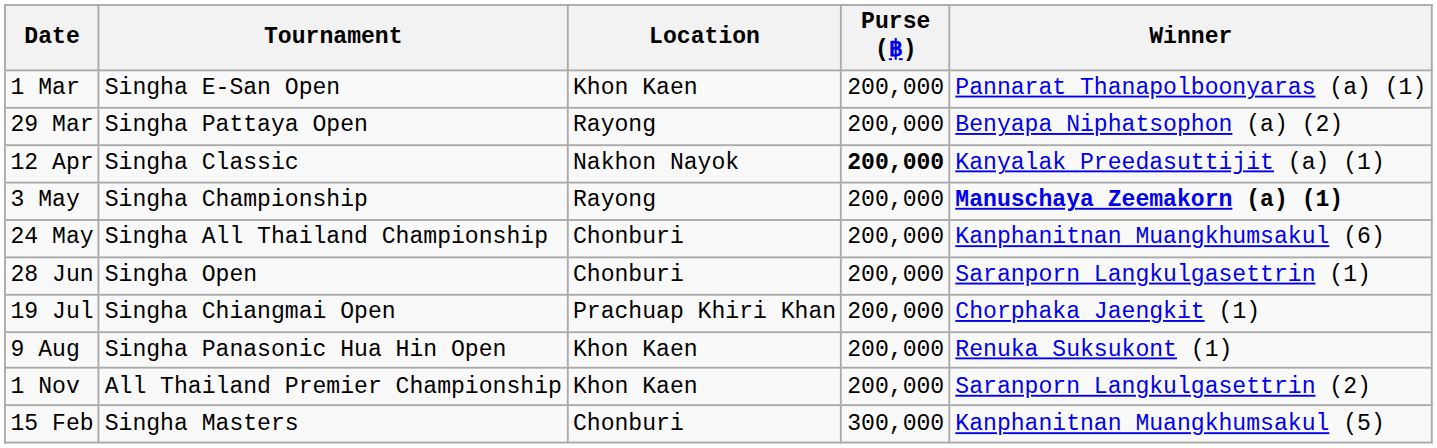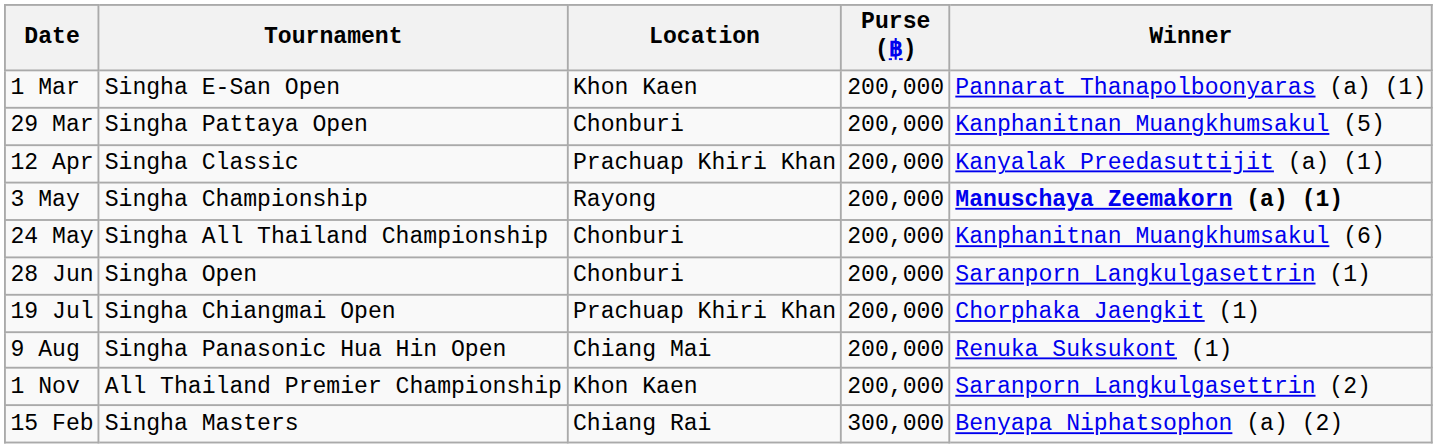(615, 127) Rayong -> (628, 127) Chonburi
(1149, 127) Benyapa Niphatsophon (a) (2) -> (1170, 127) Kanphanitnan Muangkhumsakul (5)
(656, 164) Nakhon Nayok -> (705, 164) Prachuap Khiri Khan
(896, 164) bold -> (896, 164) normal
(635, 350) Khon Kaen -> (642, 350) Chiang Mai
(628, 425) Chonburi -> (642, 425) Chiang Rai
(1170, 425) Kanphanitnan Muangkhumsakul (5) -> (1149, 425) Benyapa Niphatsophon (a) (2)
